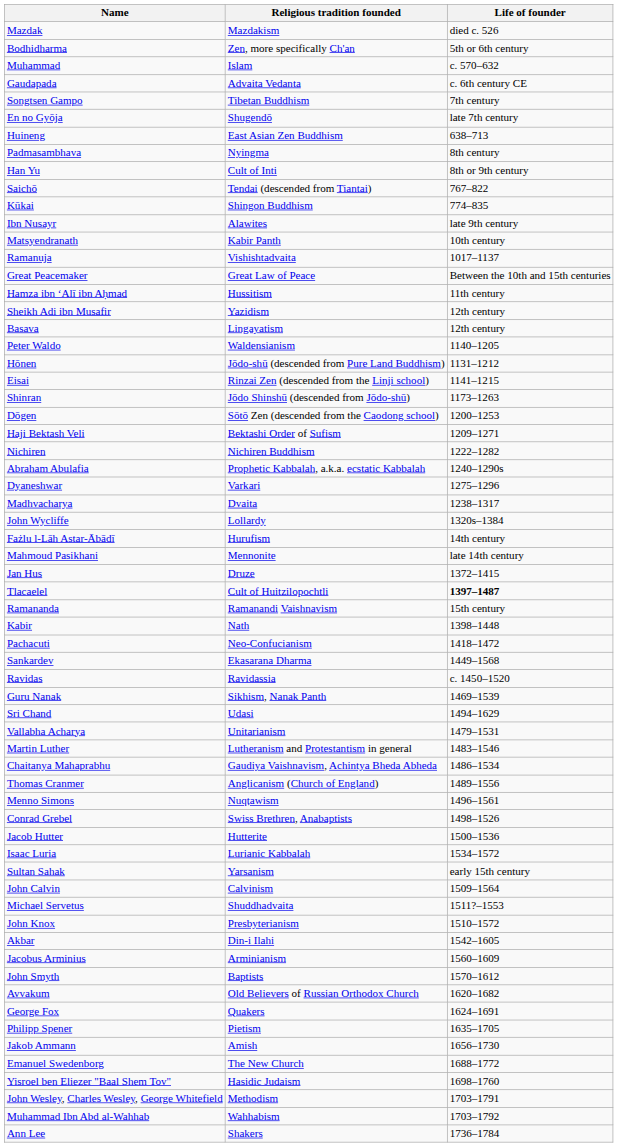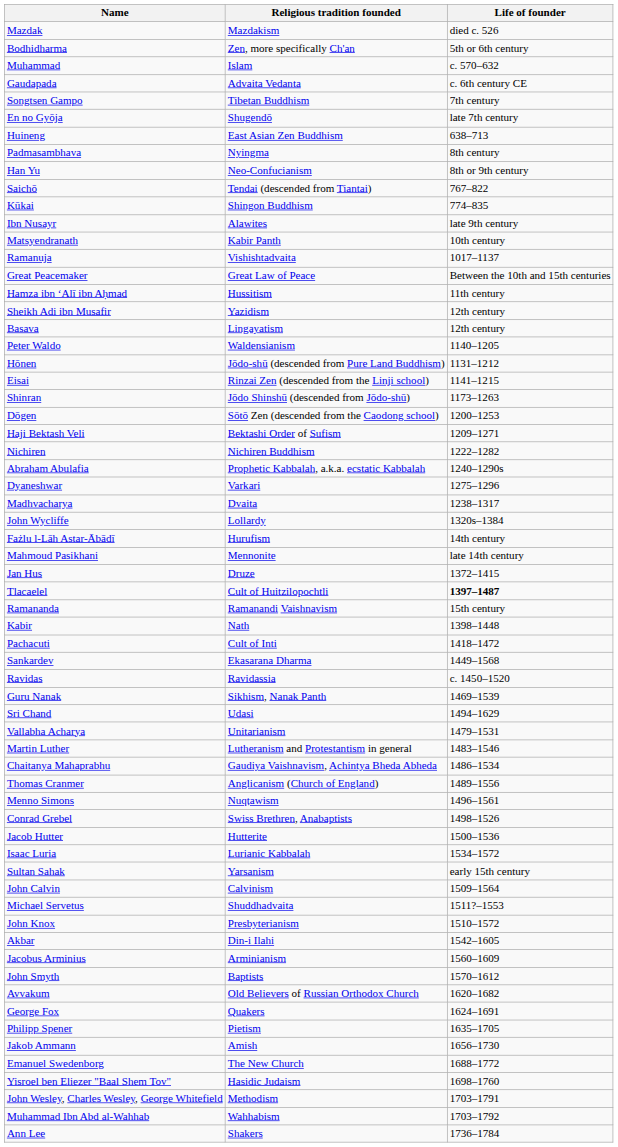(252, 170) Cult of Inti -> (270, 170) Neo-Confucianism
(270, 643) Neo-Confucianism -> (252, 643) Cult of Inti
